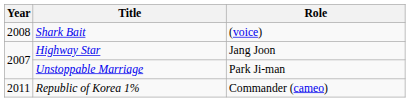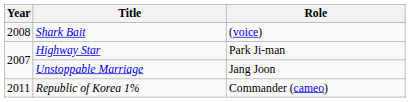(252, 50) Jang Joon -> (257, 50) Park Ji-man
(257, 69) Park Ji-man -> (252, 69) Jang Joon
